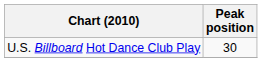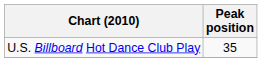(230, 47) 30 -> (230, 47) 35
